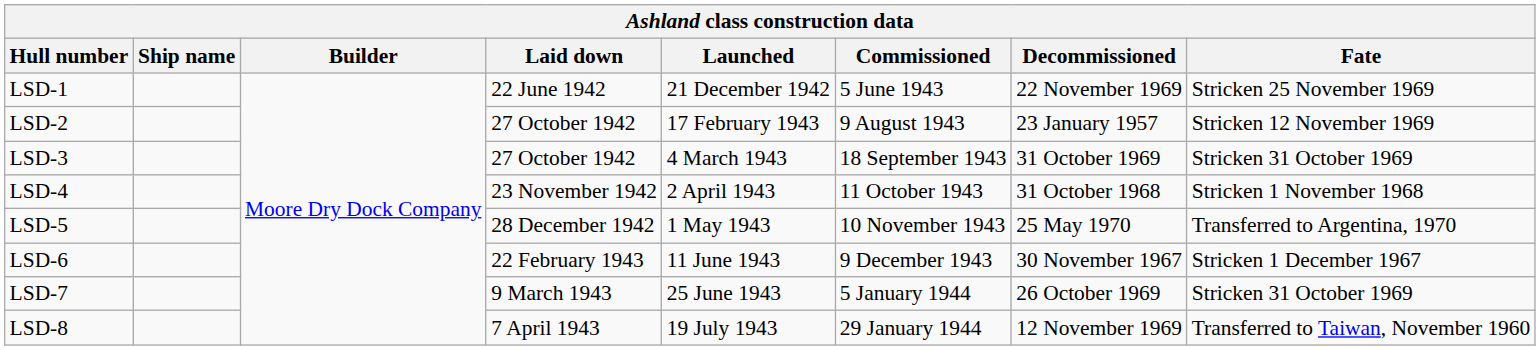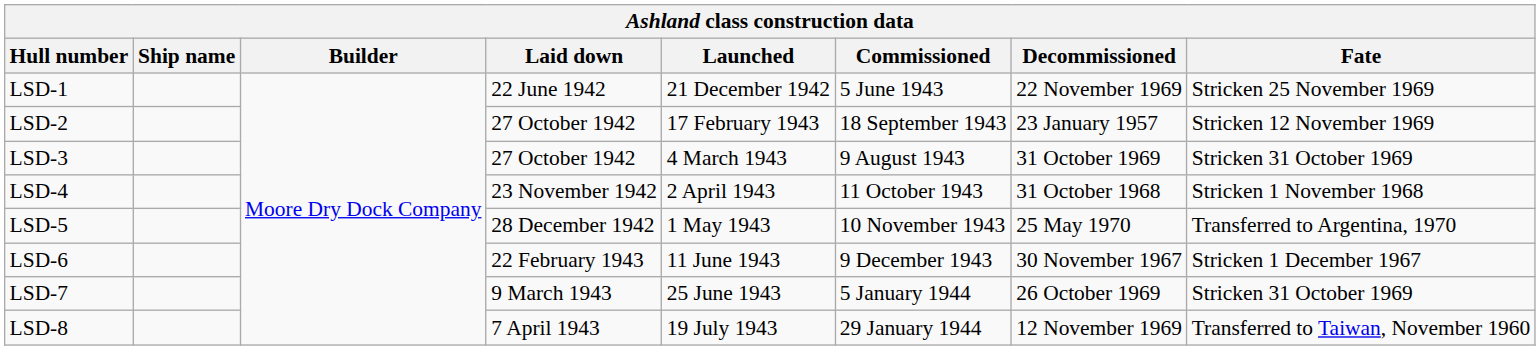(902, 123) 9 August 1943 -> (923, 123) 18 September 1943
(923, 157) 18 September 1943 -> (902, 157) 9 August 1943
